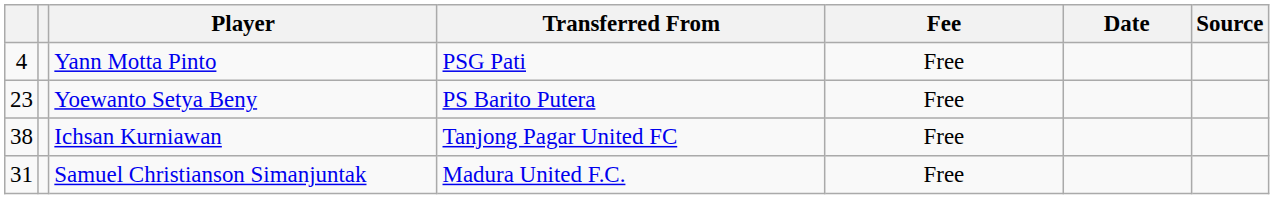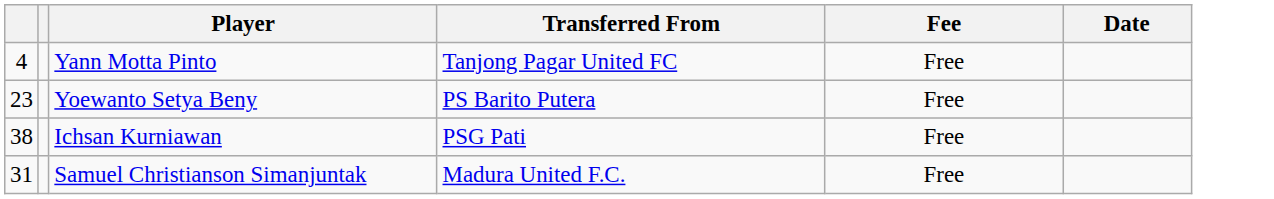- column: (1230, 23)
(484, 61) PSG Pati -> (560, 61) Tanjong Pagar United FC
(560, 137) Tanjong Pagar United FC -> (484, 137) PSG Pati
